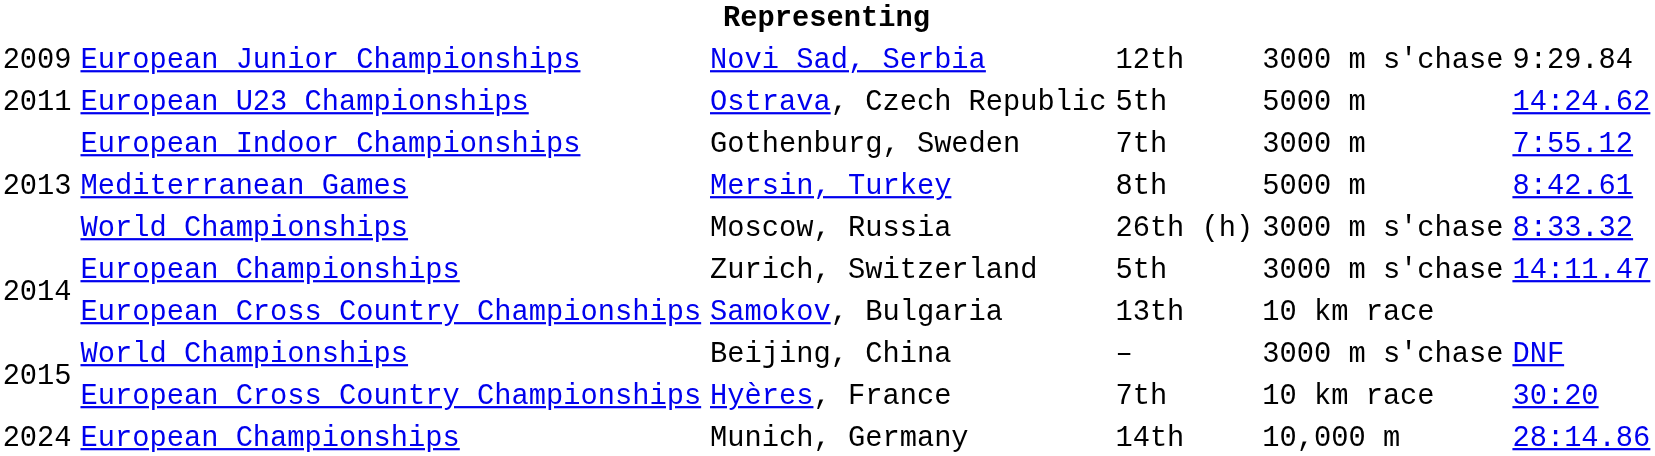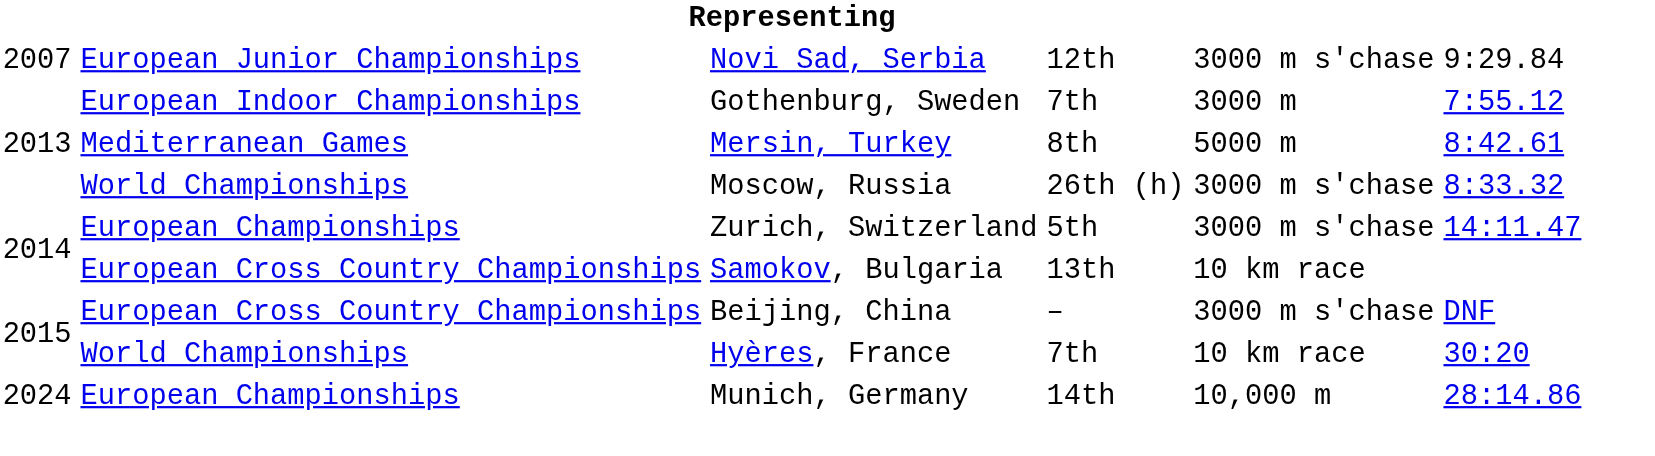(37, 60) 2009 -> (37, 60) 2007
- row: (908, 102)
(244, 354) World Championships -> (391, 312) European Cross Country Championships
(391, 396) European Cross Country Championships -> (244, 354) World Championships
